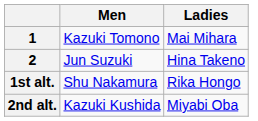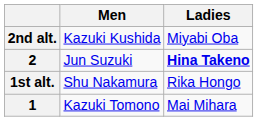rows swapped: (32, 37) <-> (32, 104)
(206, 60) normal -> (208, 60) bold
